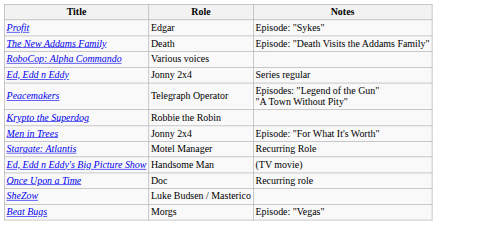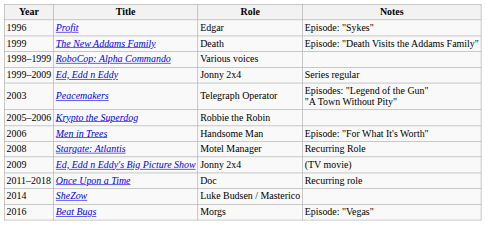+ column: (29, 12)
(171, 133) Jonny 2x4 -> (232, 133) Handsome Man
(183, 165) Handsome Man -> (221, 165) Jonny 2x4
